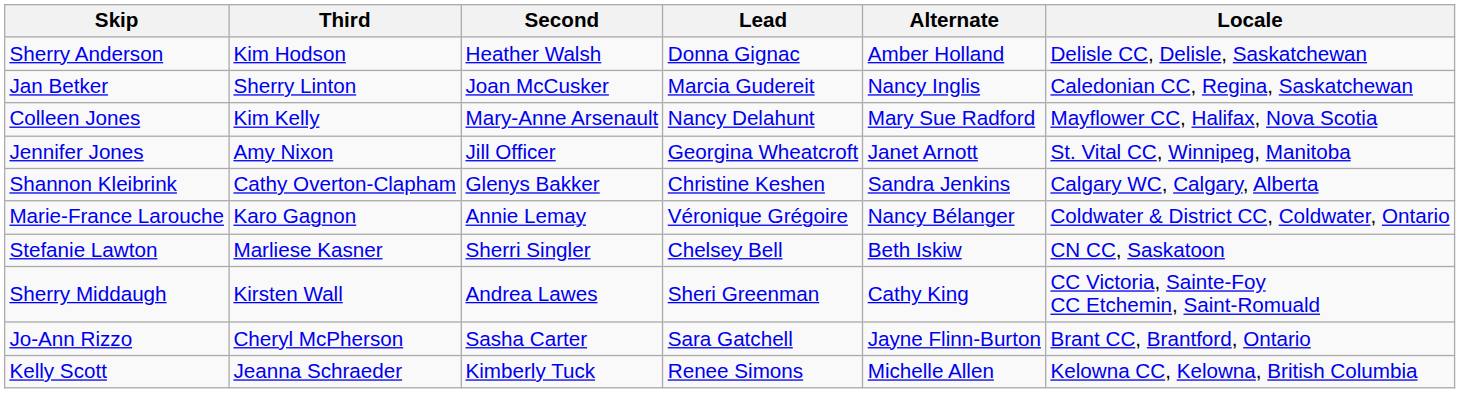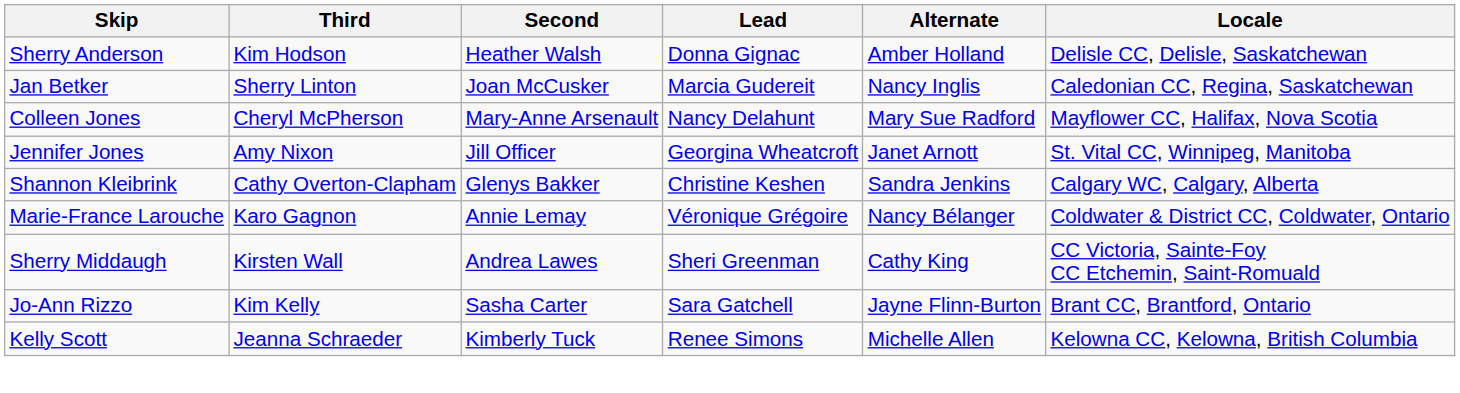(276, 119) Kim Kelly -> (318, 119) Cheryl McPherson
- row: (83, 250)
(318, 338) Cheryl McPherson -> (276, 305) Kim Kelly
